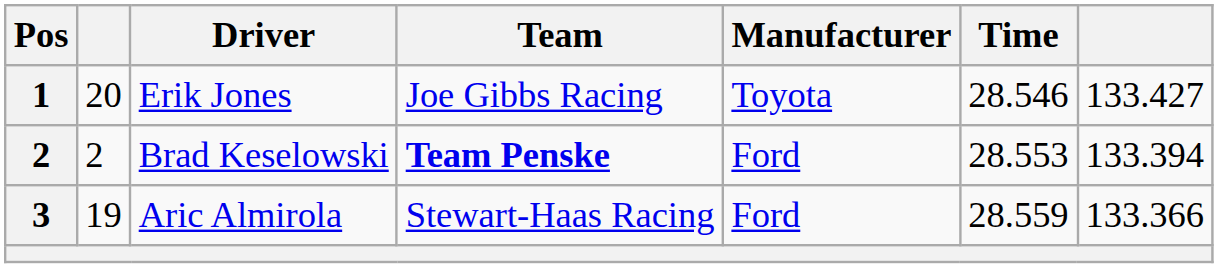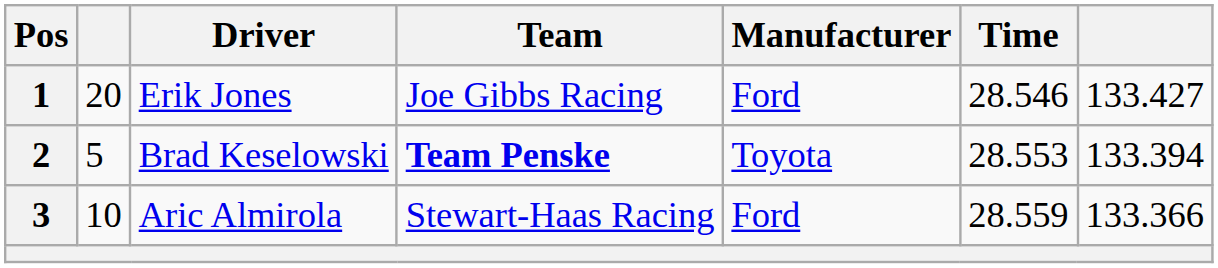(782, 94) Toyota -> (766, 94) Ford
(94, 155) 2 -> (94, 155) 5
(766, 155) Ford -> (782, 155) Toyota
(104, 215) 19 -> (104, 215) 10
